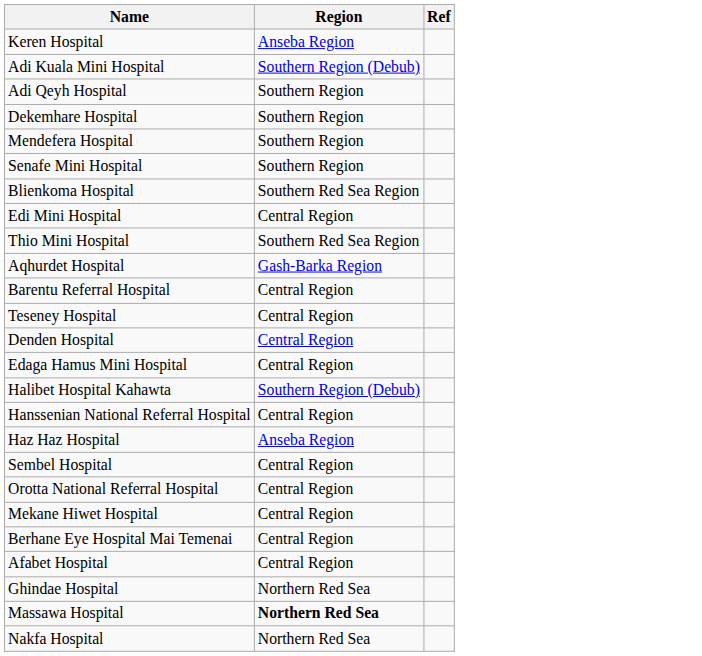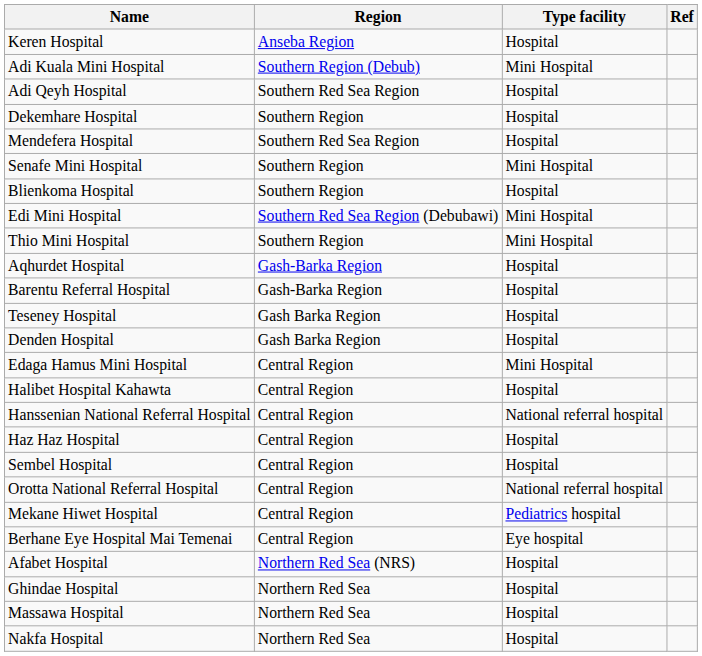+ column: (584, 16)
(311, 91) Southern Region -> (339, 91) Southern Red Sea Region
(311, 141) Southern Region -> (339, 141) Southern Red Sea Region
(339, 191) Southern Red Sea Region -> (311, 191) Southern Region
(306, 215) Central Region -> (378, 215) Southern Red Sea Region (Debubawi)
(339, 240) Southern Red Sea Region -> (311, 240) Southern Region
(306, 290) Central Region -> (320, 290) Gash-Barka Region
(306, 315) Central Region -> (319, 315) Gash Barka Region
(306, 340) Central Region -> (319, 340) Gash Barka Region
(339, 389) Southern Region (Debub) -> (306, 389) Central Region
(306, 439) Anseba Region -> (306, 439) Central Region
(306, 564) Central Region -> (336, 564) Northern Red Sea (NRS)
(318, 613) bold -> (314, 613) normal
